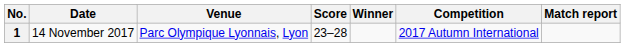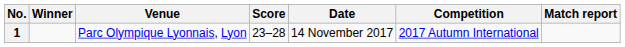columns swapped: (83, 14) <-> (373, 14)
